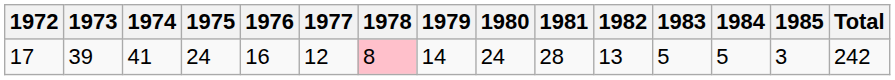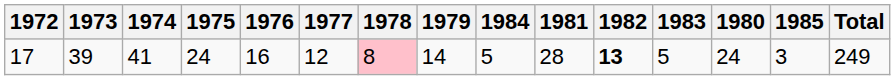columns swapped: (505, 21) <-> (741, 21)
(611, 56) normal -> (611, 56) bold
(852, 56) 242 -> (852, 56) 249
